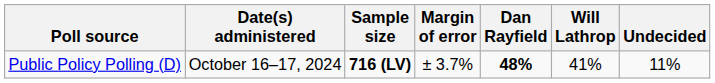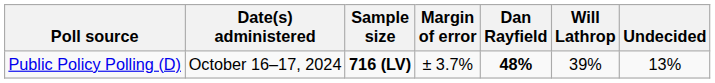(585, 64) 41% -> (585, 64) 39%
(665, 64) 11% -> (665, 64) 13%
